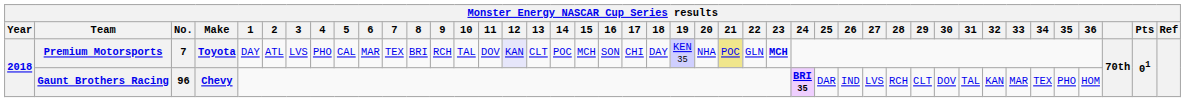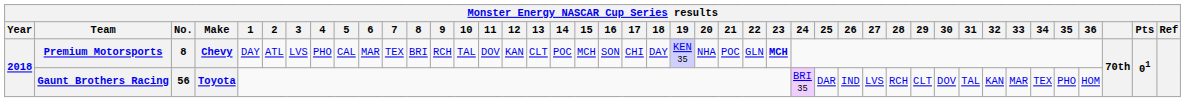(183, 53) 7 -> (183, 53) 8
(217, 53) Toyota -> (217, 53) Chevy
(514, 53) lavender background -> (514, 53) no background
(730, 53) khaki background -> (730, 53) no background
(183, 81) 96 -> (183, 81) 56
(217, 81) Chevy -> (217, 81) Toyota
(802, 81) bold -> (802, 81) normal
